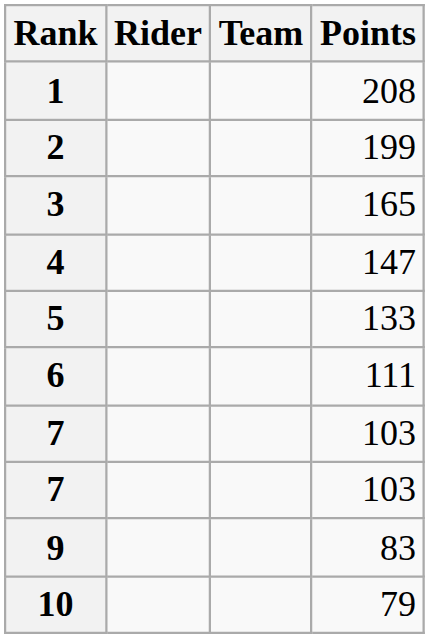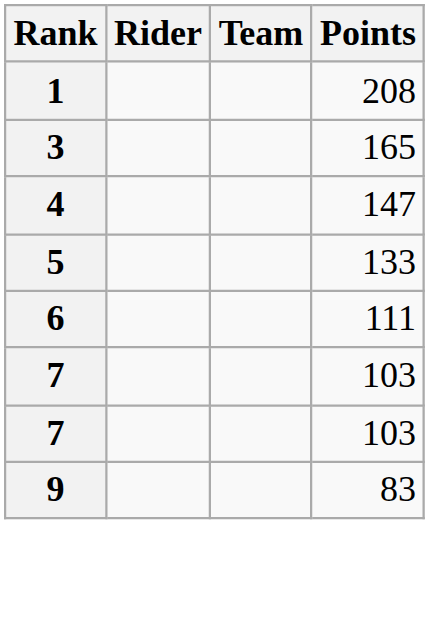- row: (55, 147)
- row: (55, 603)
